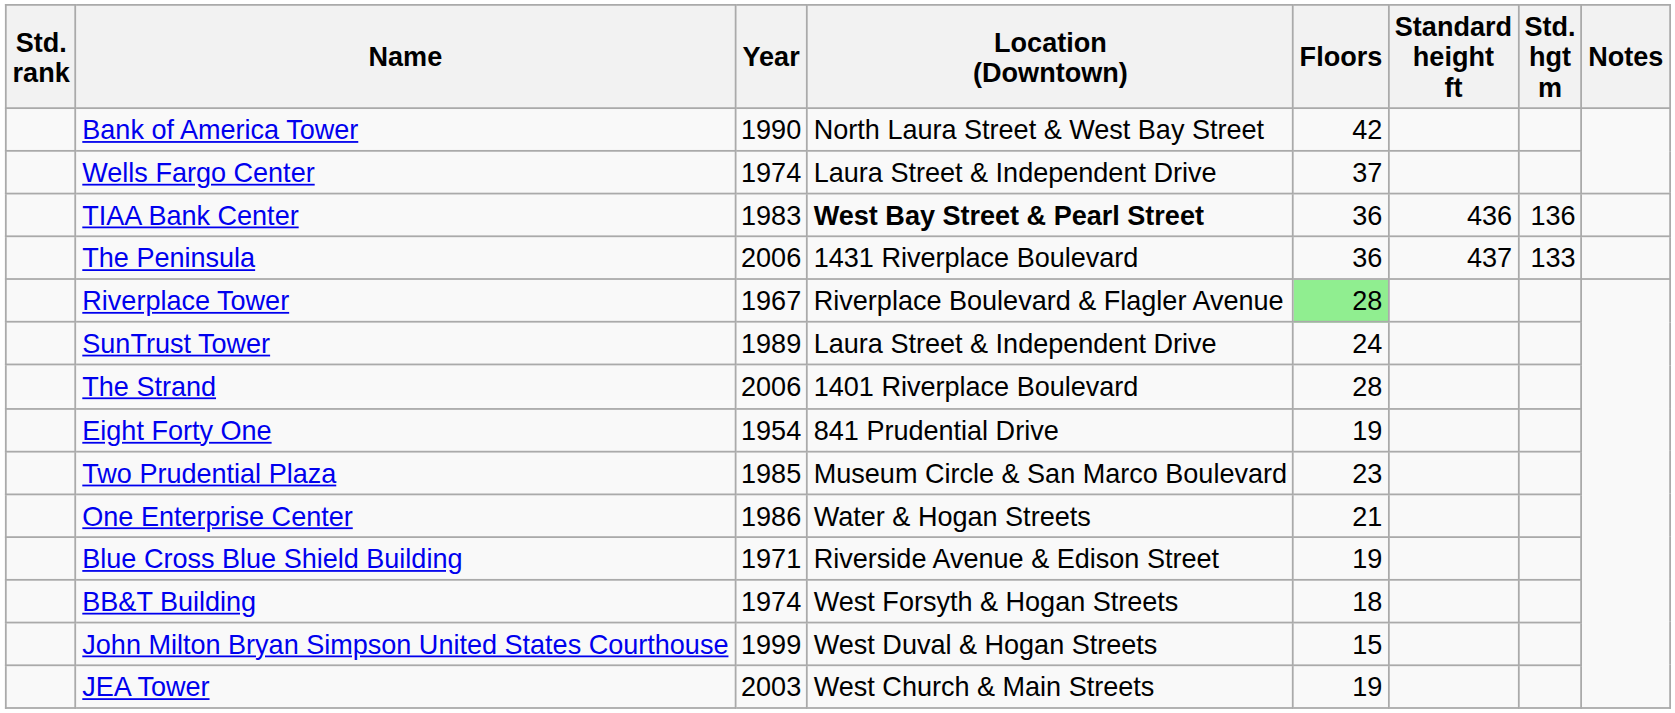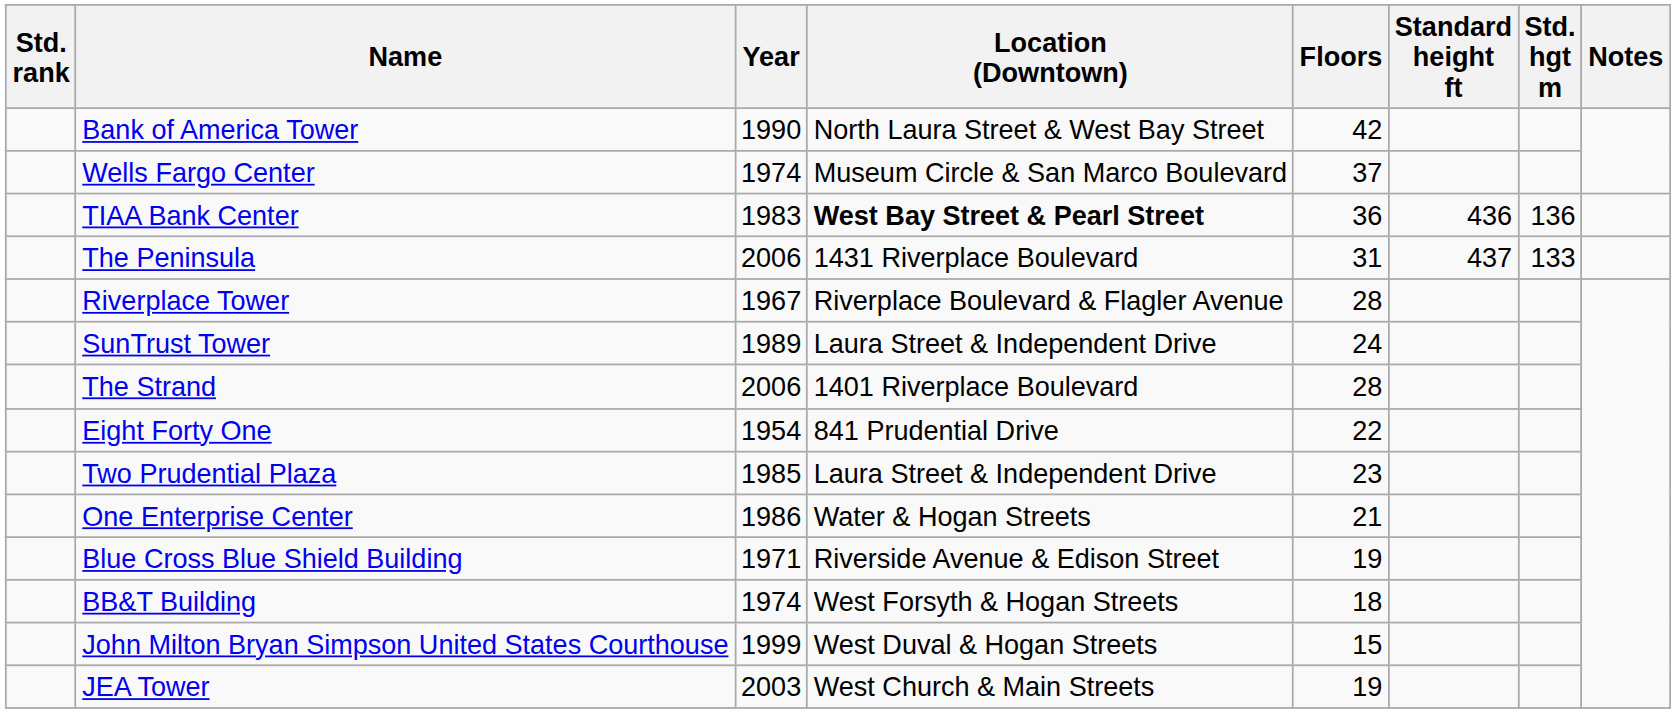(1015, 172) Laura Street & Independent Drive -> (1050, 172) Museum Circle & San Marco Boulevard
(1367, 258) 36 -> (1367, 258) 31
(1367, 301) lightgreen background -> (1367, 301) no background
(1367, 429) 19 -> (1367, 429) 22
(1050, 472) Museum Circle & San Marco Boulevard -> (1015, 472) Laura Street & Independent Drive
